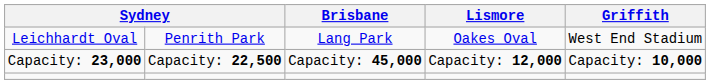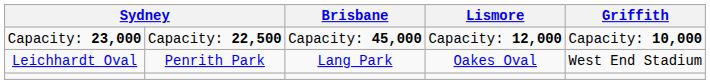rows swapped: (75, 39) <-> (75, 61)
